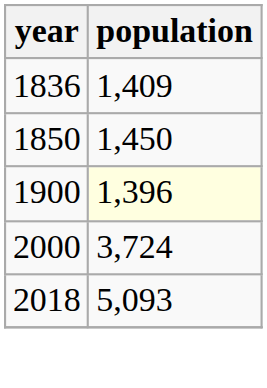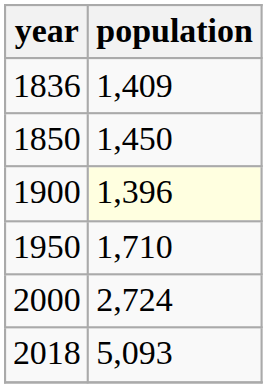+ row: (47, 246)
(135, 246) 3,724 -> (135, 300) 2,724
